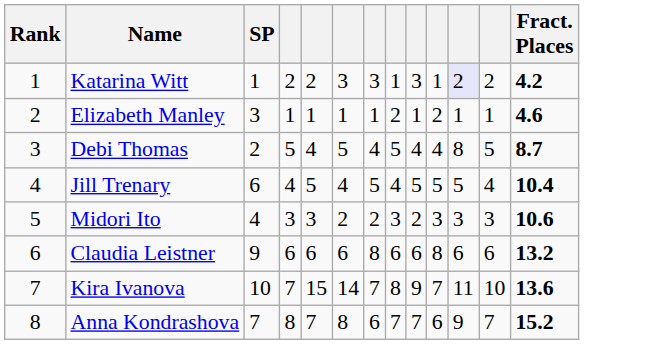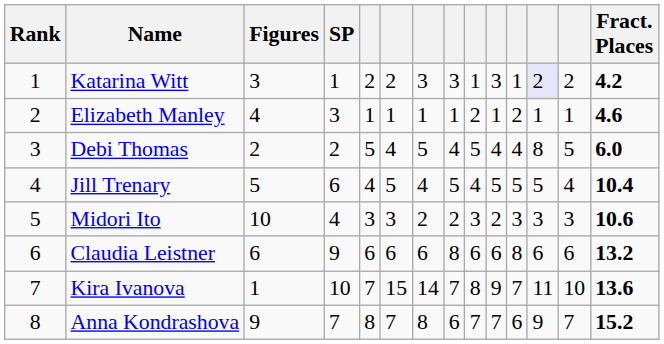+ column: (284, 33)
(529, 149) 8.7 -> (609, 149) 6.0
